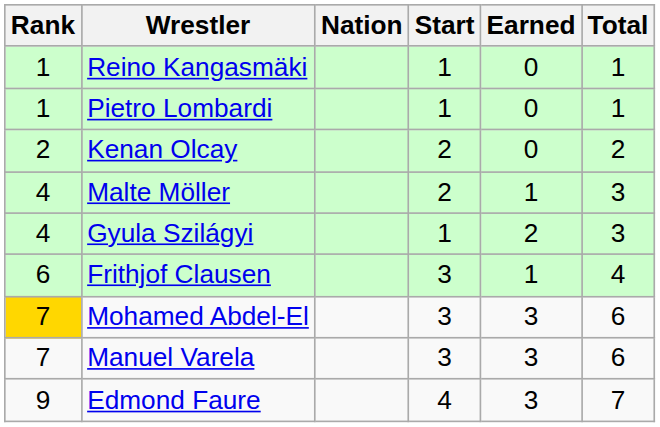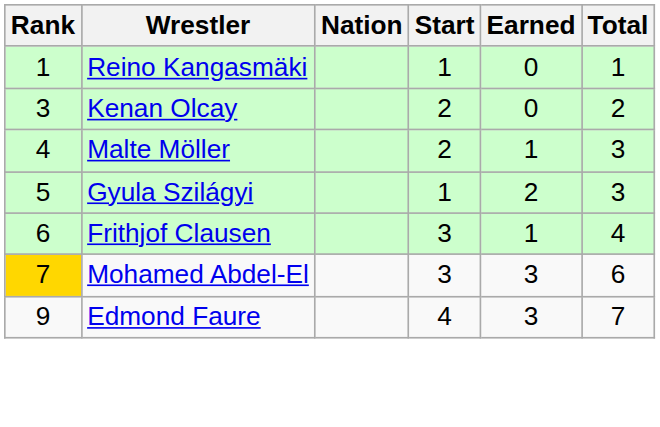- row: (180, 108)
(43, 150) 2 -> (43, 108) 3
(43, 233) 4 -> (43, 191) 5
- row: (171, 358)
